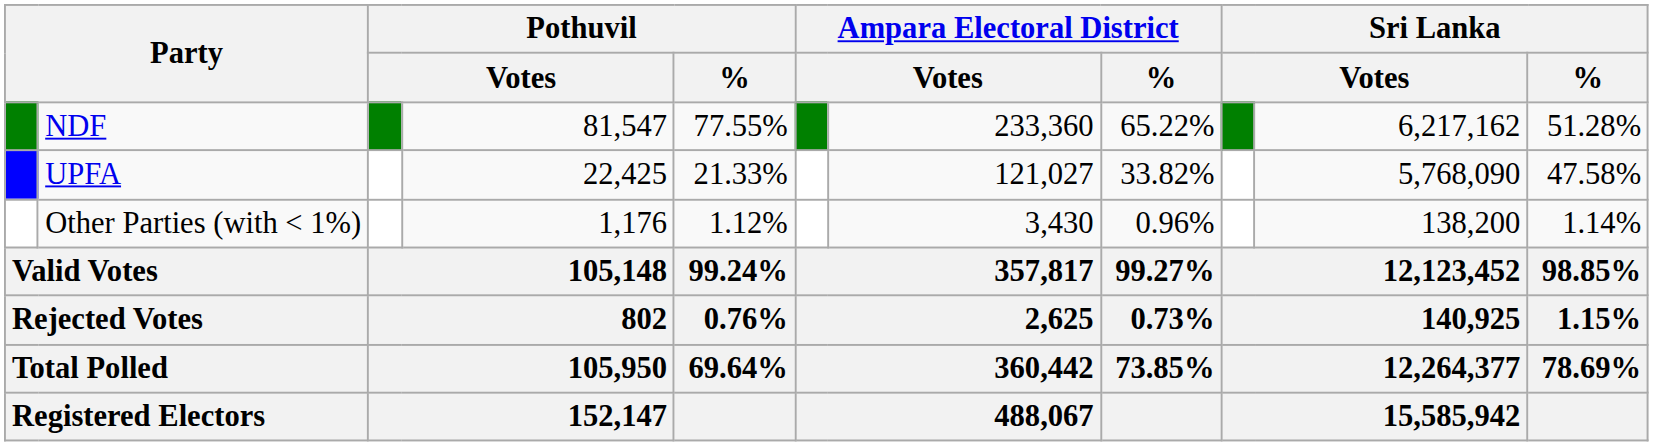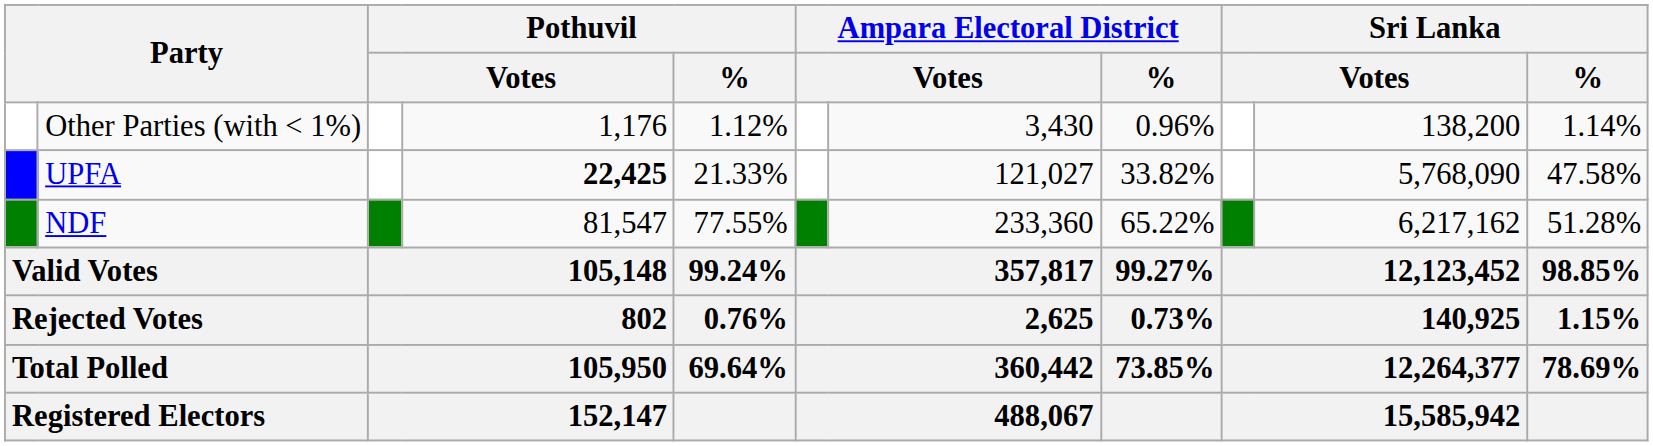rows swapped: (76, 125) <-> (203, 222)
(625, 174) normal -> (625, 174) bold
